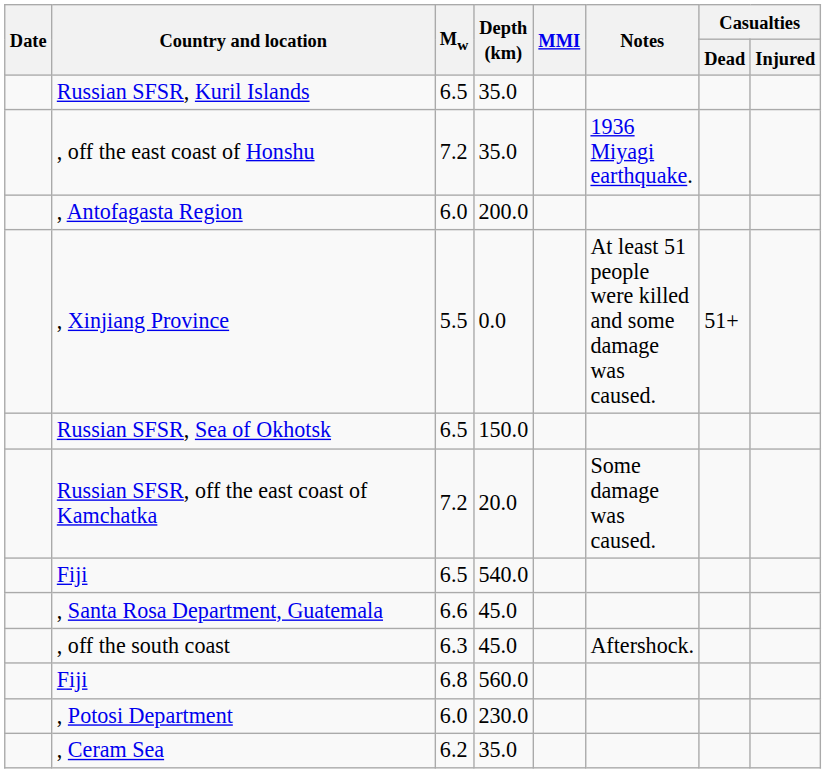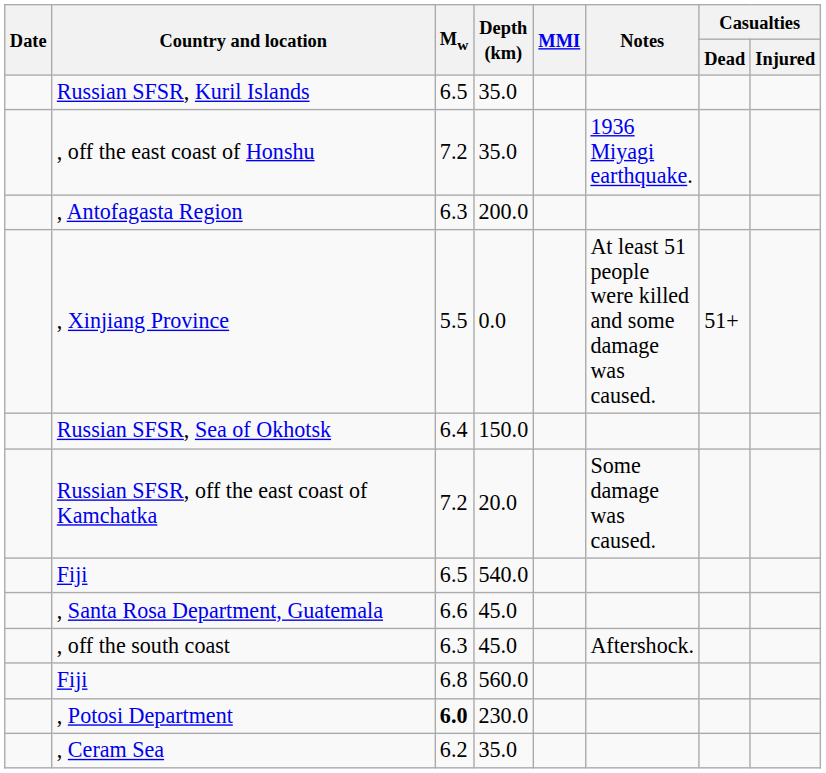(454, 211) 6.0 -> (454, 211) 6.3
(454, 430) 6.5 -> (454, 430) 6.4
(454, 715) normal -> (454, 715) bold
